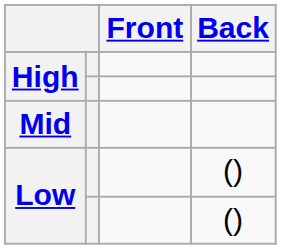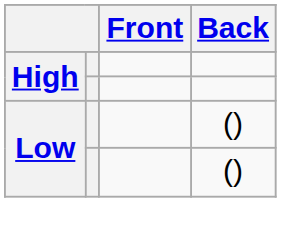- row: (45, 123)
